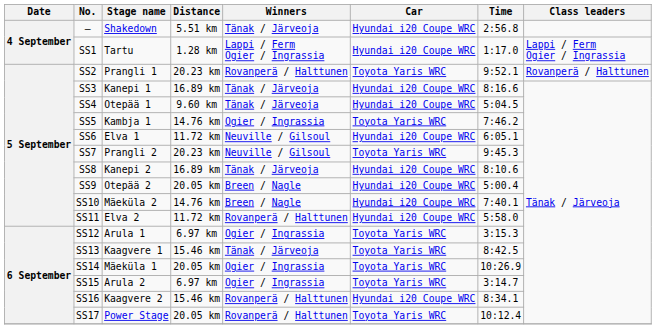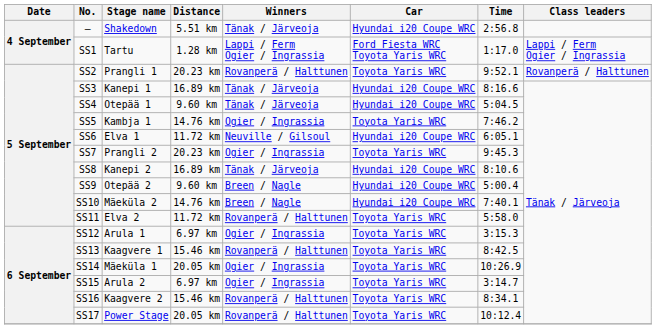(414, 51) Hyundai i20 Coupe WRC -> (399, 51) Ford Fiesta WRC Toyota Yaris WRC
(278, 154) Neuville / Gilsoul -> (275, 154) Ogier / Ingrassia
(197, 186) 20.05 km -> (197, 186) 9.60 km
(414, 218) Hyundai i20 Coupe WRC -> (399, 218) Toyota Yaris WRC
(272, 251) Tänak / Järveoja -> (286, 251) Rovanperä / Halttunen
(414, 299) Hyundai i20 Coupe WRC -> (399, 299) Toyota Yaris WRC
